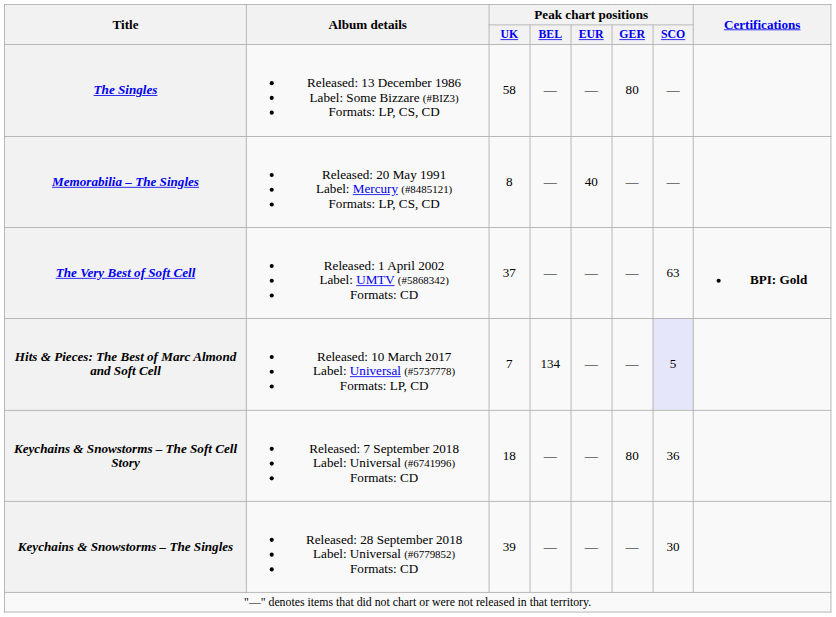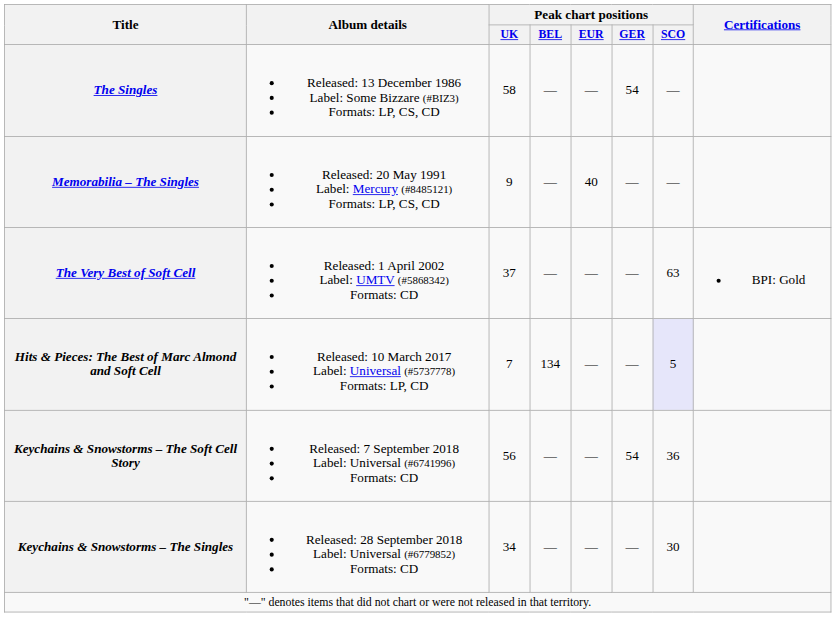(632, 90) 80 -> (632, 90) 54
(509, 181) 8 -> (509, 181) 9
(762, 280) bold -> (762, 280) normal
(509, 455) 18 -> (509, 455) 56
(632, 455) 80 -> (632, 455) 54
(509, 547) 39 -> (509, 547) 34
